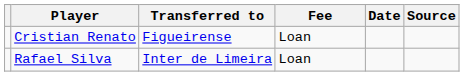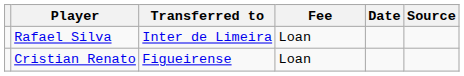rows swapped: (75, 38) <-> (63, 60)
